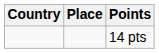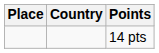columns swapped: (85, 15) <-> (34, 15)
